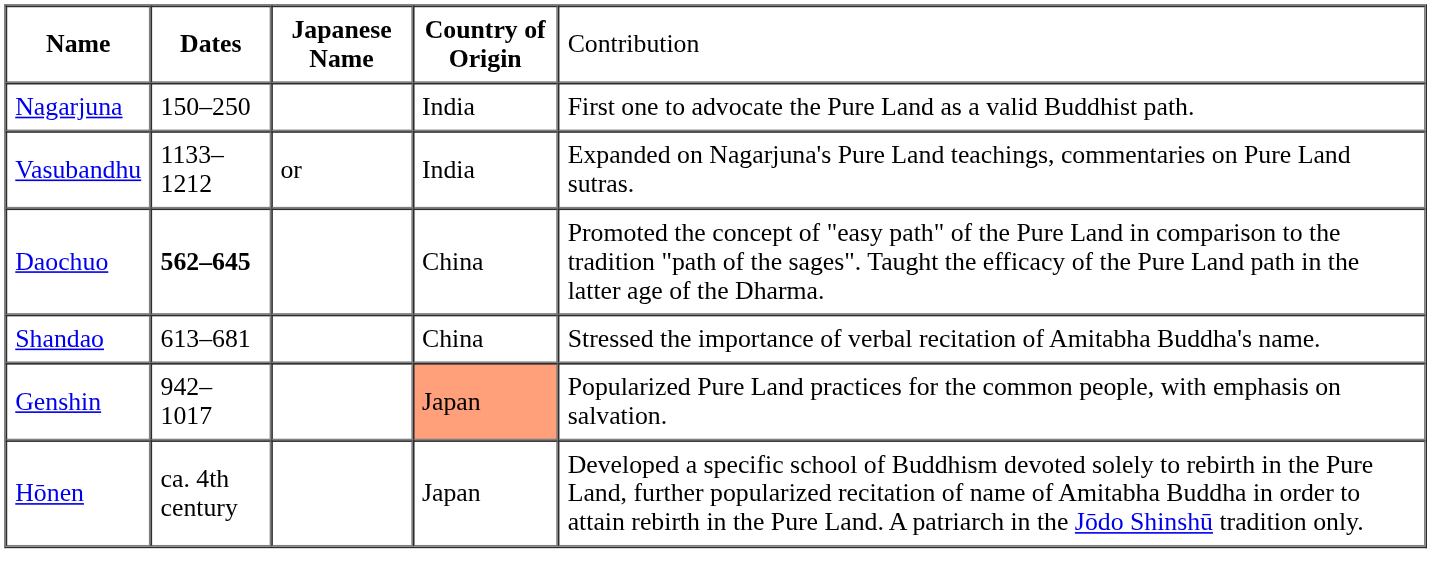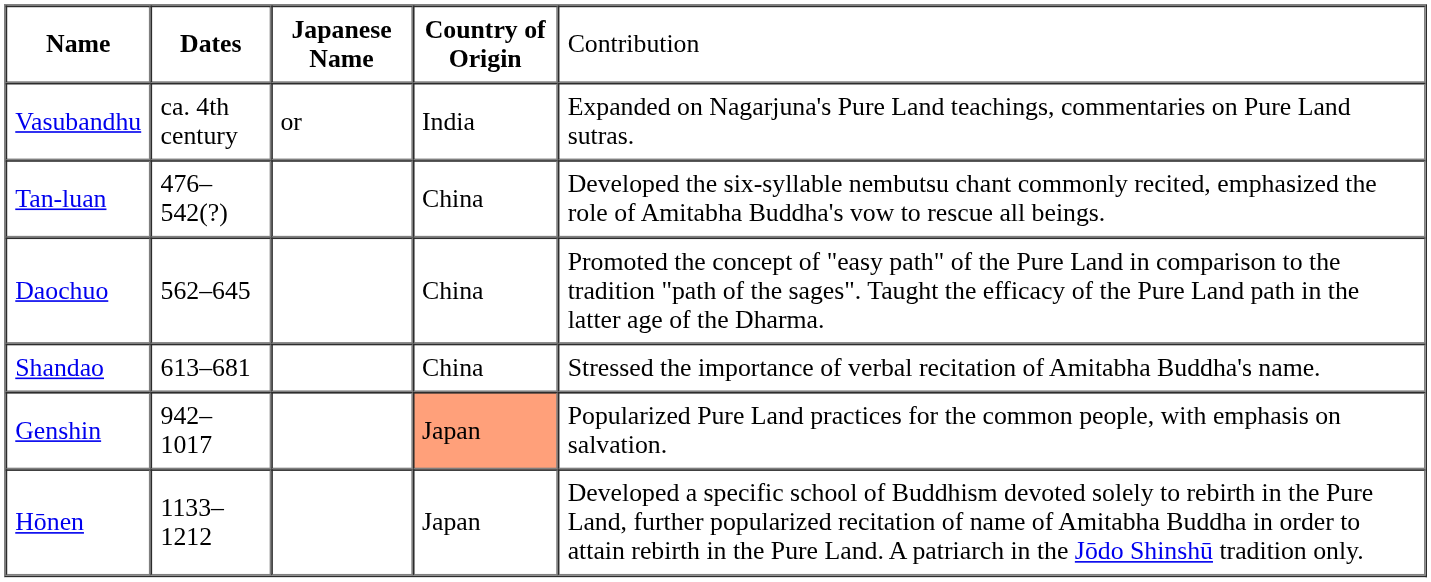- row: (69, 106)
(192, 169) 1133–1212 -> (199, 121) ca. 4th century
+ row: (61, 198)
(206, 261) bold -> (206, 290) normal
(199, 493) ca. 4th century -> (192, 522) 1133–1212
